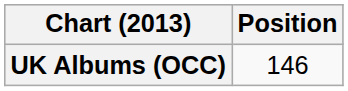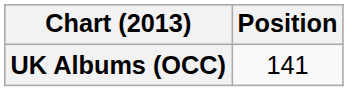(287, 64) 146 -> (287, 64) 141
